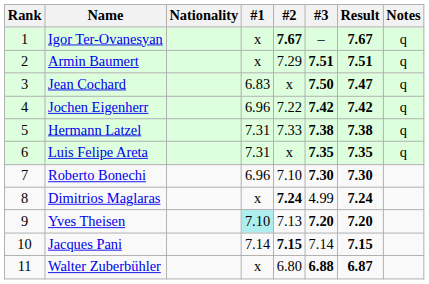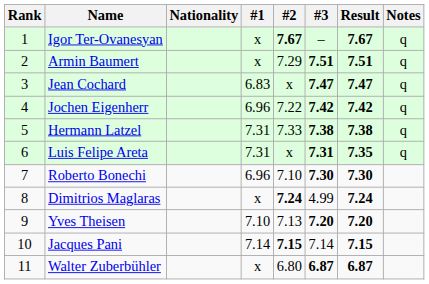(321, 84) 7.50 -> (321, 84) 7.47
(321, 152) 7.35 -> (321, 152) 7.31
(258, 221) paleturquoise background -> (258, 221) no background
(321, 267) 6.88 -> (321, 267) 6.87
